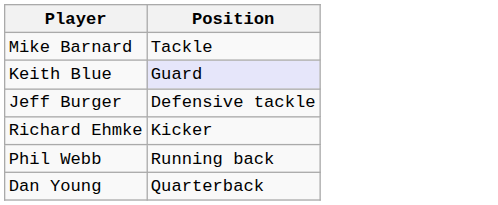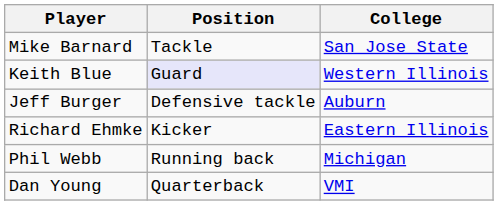+ column: (406, 19)
